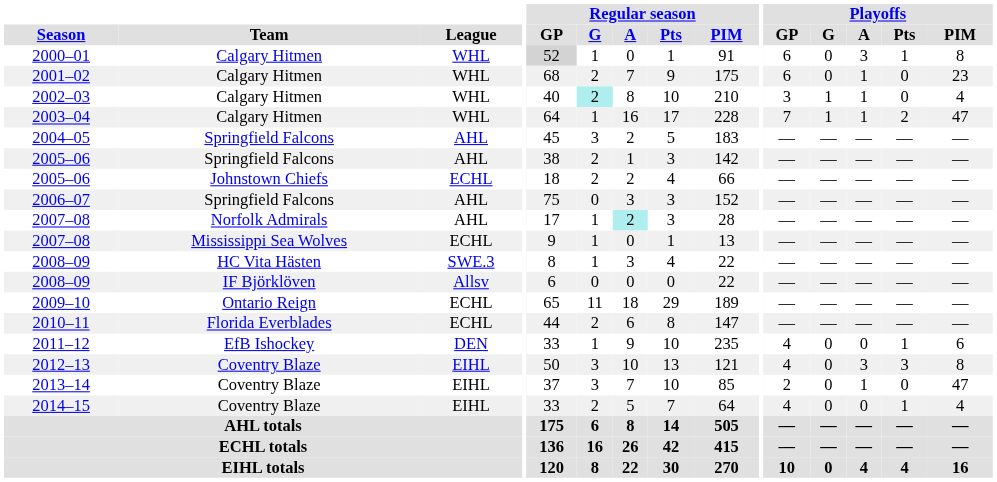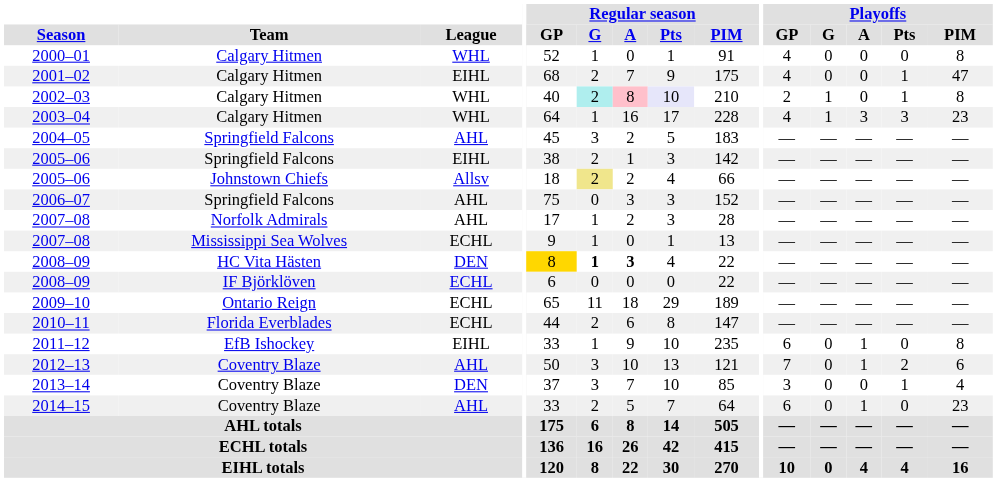(552, 55) lightgrey background -> (552, 55) no background
(787, 55) 6 -> (787, 55) 4
(864, 55) 3 -> (864, 55) 0
(905, 55) 1 -> (905, 55) 0
(471, 76) WHL -> (471, 76) EIHL
(787, 76) 6 -> (787, 76) 4
(864, 76) 1 -> (864, 76) 0
(905, 76) 0 -> (905, 76) 1
(960, 76) 23 -> (960, 76) 47
(630, 96) no background -> (630, 96) pink background
(671, 96) no background -> (671, 96) lavender background
(787, 96) 3 -> (787, 96) 2
(864, 96) 1 -> (864, 96) 0
(905, 96) 0 -> (905, 96) 1
(960, 96) 4 -> (960, 96) 8
(787, 117) 7 -> (787, 117) 4
(864, 117) 1 -> (864, 117) 3
(905, 117) 2 -> (905, 117) 3
(960, 117) 47 -> (960, 117) 23
(471, 158) AHL -> (471, 158) EIHL
(471, 179) ECHL -> (471, 179) Allsv
(595, 179) no background -> (595, 179) khaki background
(630, 220) paleturquoise background -> (630, 220) no background
(471, 261) SWE.3 -> (471, 261) DEN
(552, 261) no background -> (552, 261) gold background
(595, 261) normal -> (595, 261) bold
(630, 261) normal -> (630, 261) bold
(471, 282) Allsv -> (471, 282) ECHL
(471, 343) DEN -> (471, 343) EIHL
(787, 343) 4 -> (787, 343) 6
(864, 343) 0 -> (864, 343) 1
(905, 343) 1 -> (905, 343) 0
(960, 343) 6 -> (960, 343) 8
(471, 364) EIHL -> (471, 364) AHL
(787, 364) 4 -> (787, 364) 7
(864, 364) 3 -> (864, 364) 1
(905, 364) 3 -> (905, 364) 2
(960, 364) 8 -> (960, 364) 6
(471, 385) EIHL -> (471, 385) DEN
(787, 385) 2 -> (787, 385) 3
(864, 385) 1 -> (864, 385) 0
(905, 385) 0 -> (905, 385) 1
(960, 385) 47 -> (960, 385) 4
(471, 405) EIHL -> (471, 405) AHL
(787, 405) 4 -> (787, 405) 6
(864, 405) 0 -> (864, 405) 1
(905, 405) 1 -> (905, 405) 0
(960, 405) 4 -> (960, 405) 23
